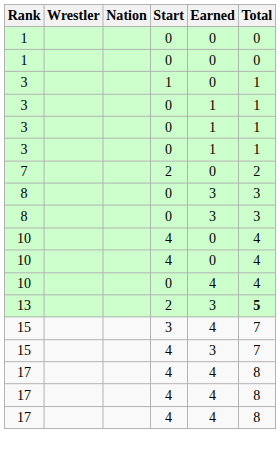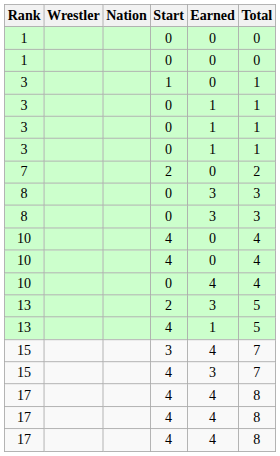(257, 305) bold -> (257, 305) normal
+ row: (24, 328)
